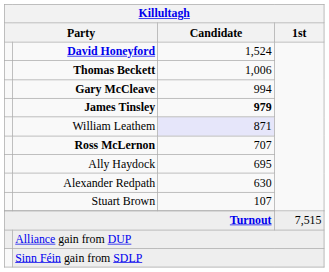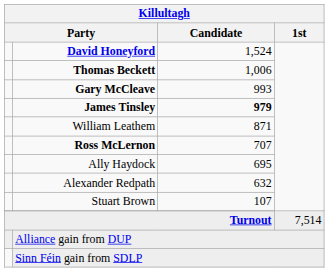(263, 88) 994 -> (263, 88) 993
(263, 126) lavender background -> (263, 126) no background
(263, 182) 630 -> (263, 182) 632
(308, 220) 7,515 -> (308, 220) 7,514
